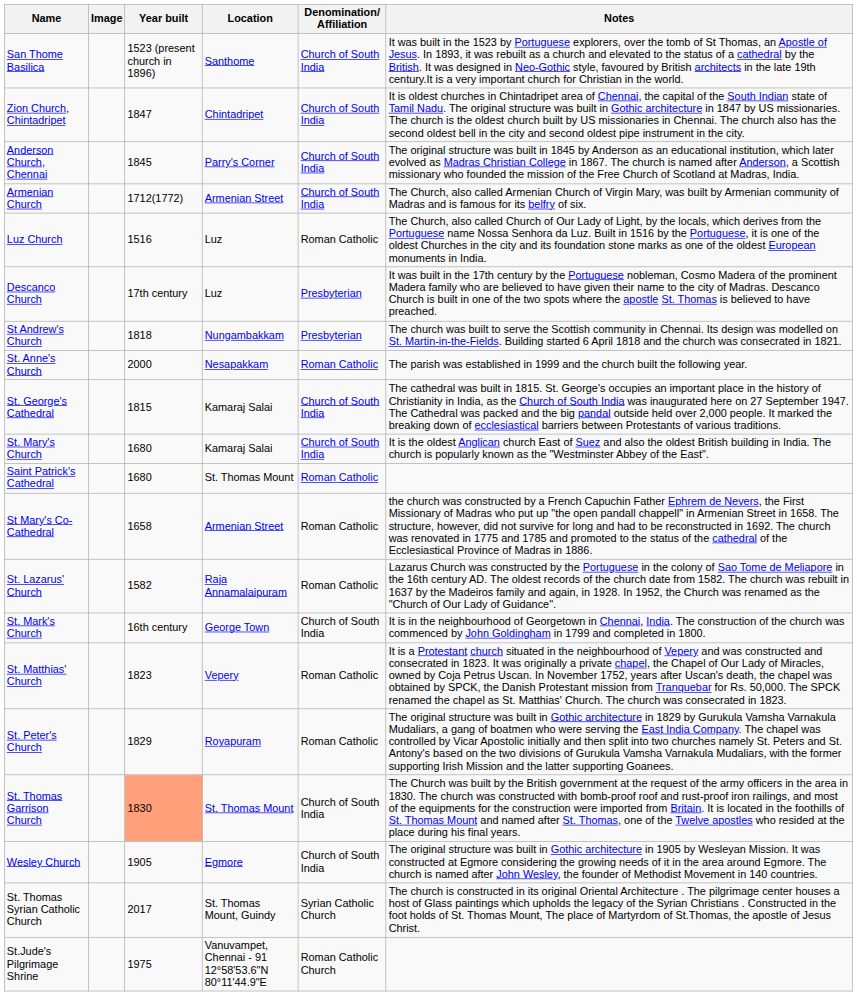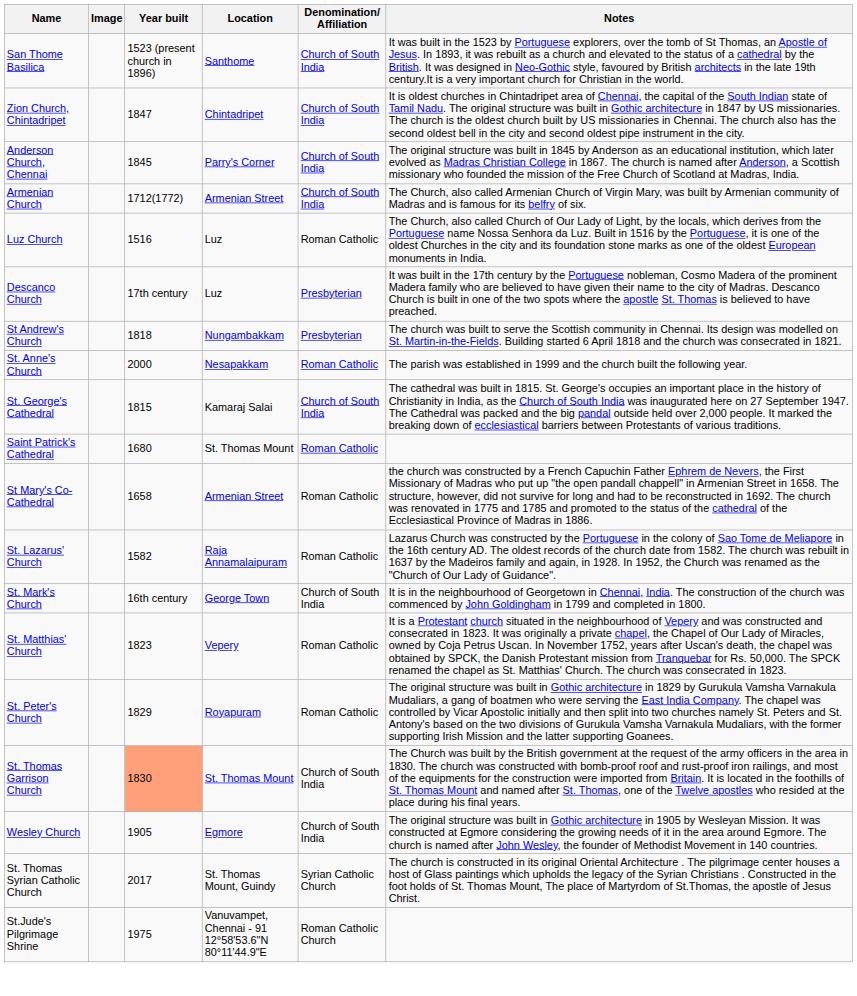- row: (31, 448)
